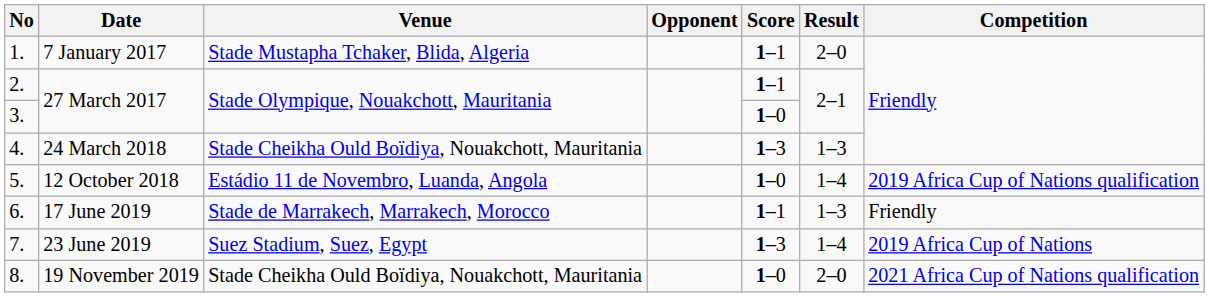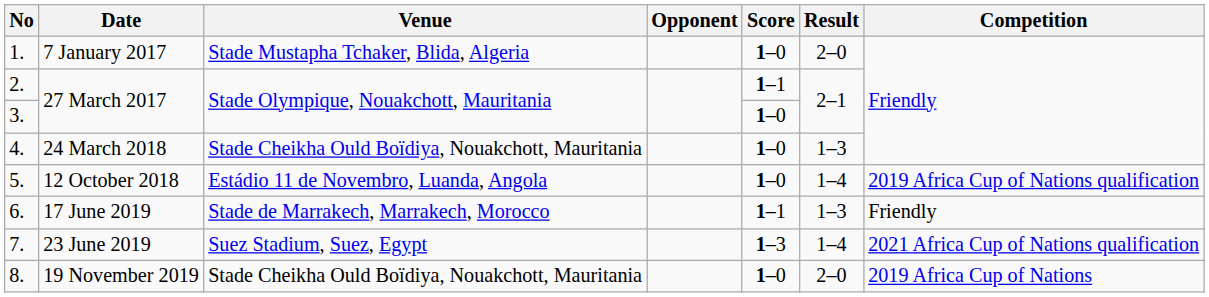(771, 52) 1–1 -> (771, 52) 1–0
(771, 148) 1–3 -> (771, 148) 1–0
(980, 244) 2019 Africa Cup of Nations -> (1034, 244) 2021 Africa Cup of Nations qualification
(1034, 276) 2021 Africa Cup of Nations qualification -> (980, 276) 2019 Africa Cup of Nations
